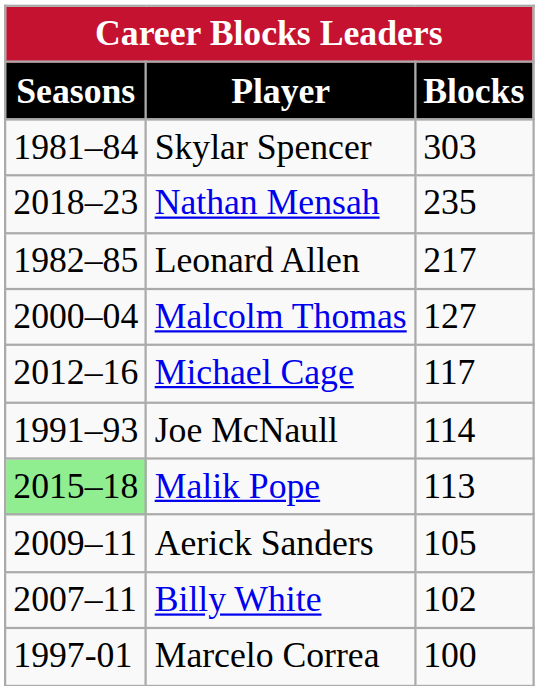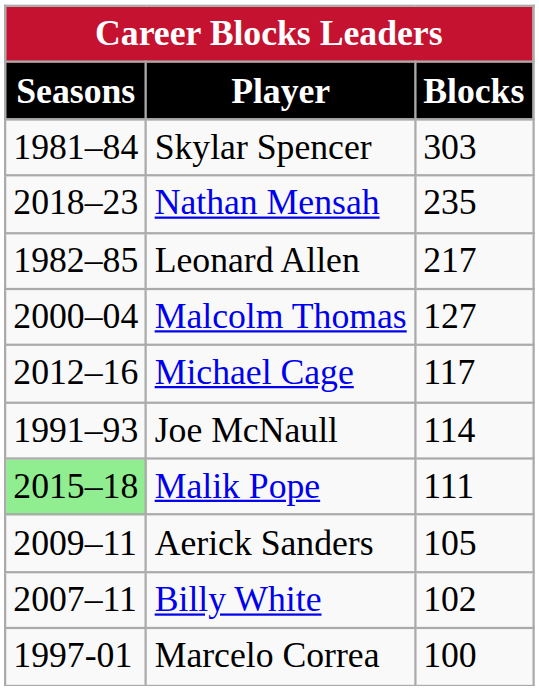(449, 486) 113 -> (449, 486) 111
